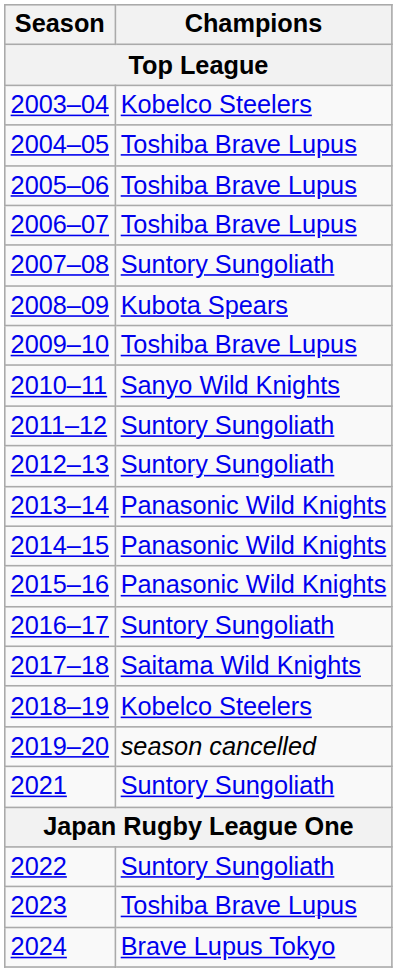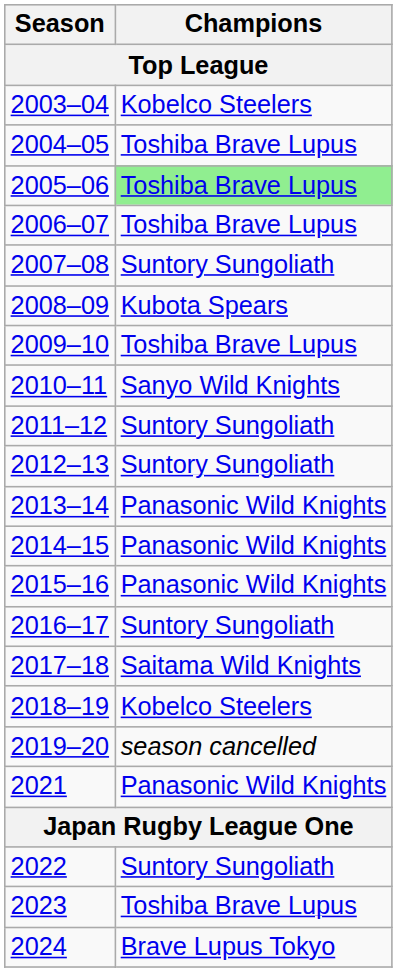(239, 184) no background -> (239, 184) lightgreen background
(228, 786) Suntory Sungoliath -> (253, 786) Panasonic Wild Knights
